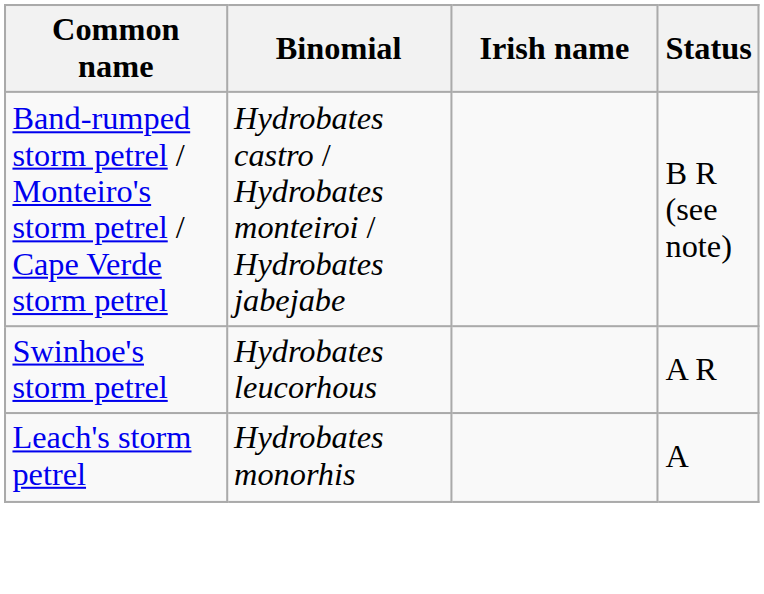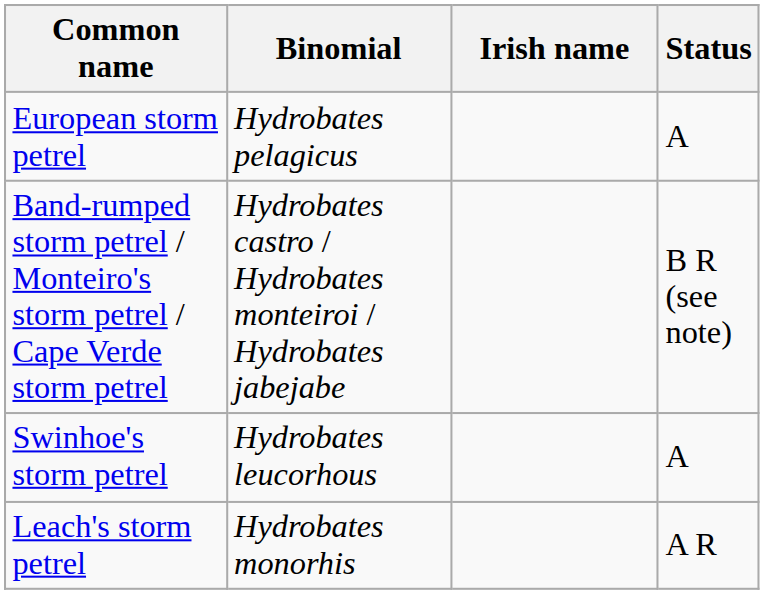+ row: (115, 135)
(691, 368) A R -> (677, 456) A
(677, 456) A -> (691, 544) A R
